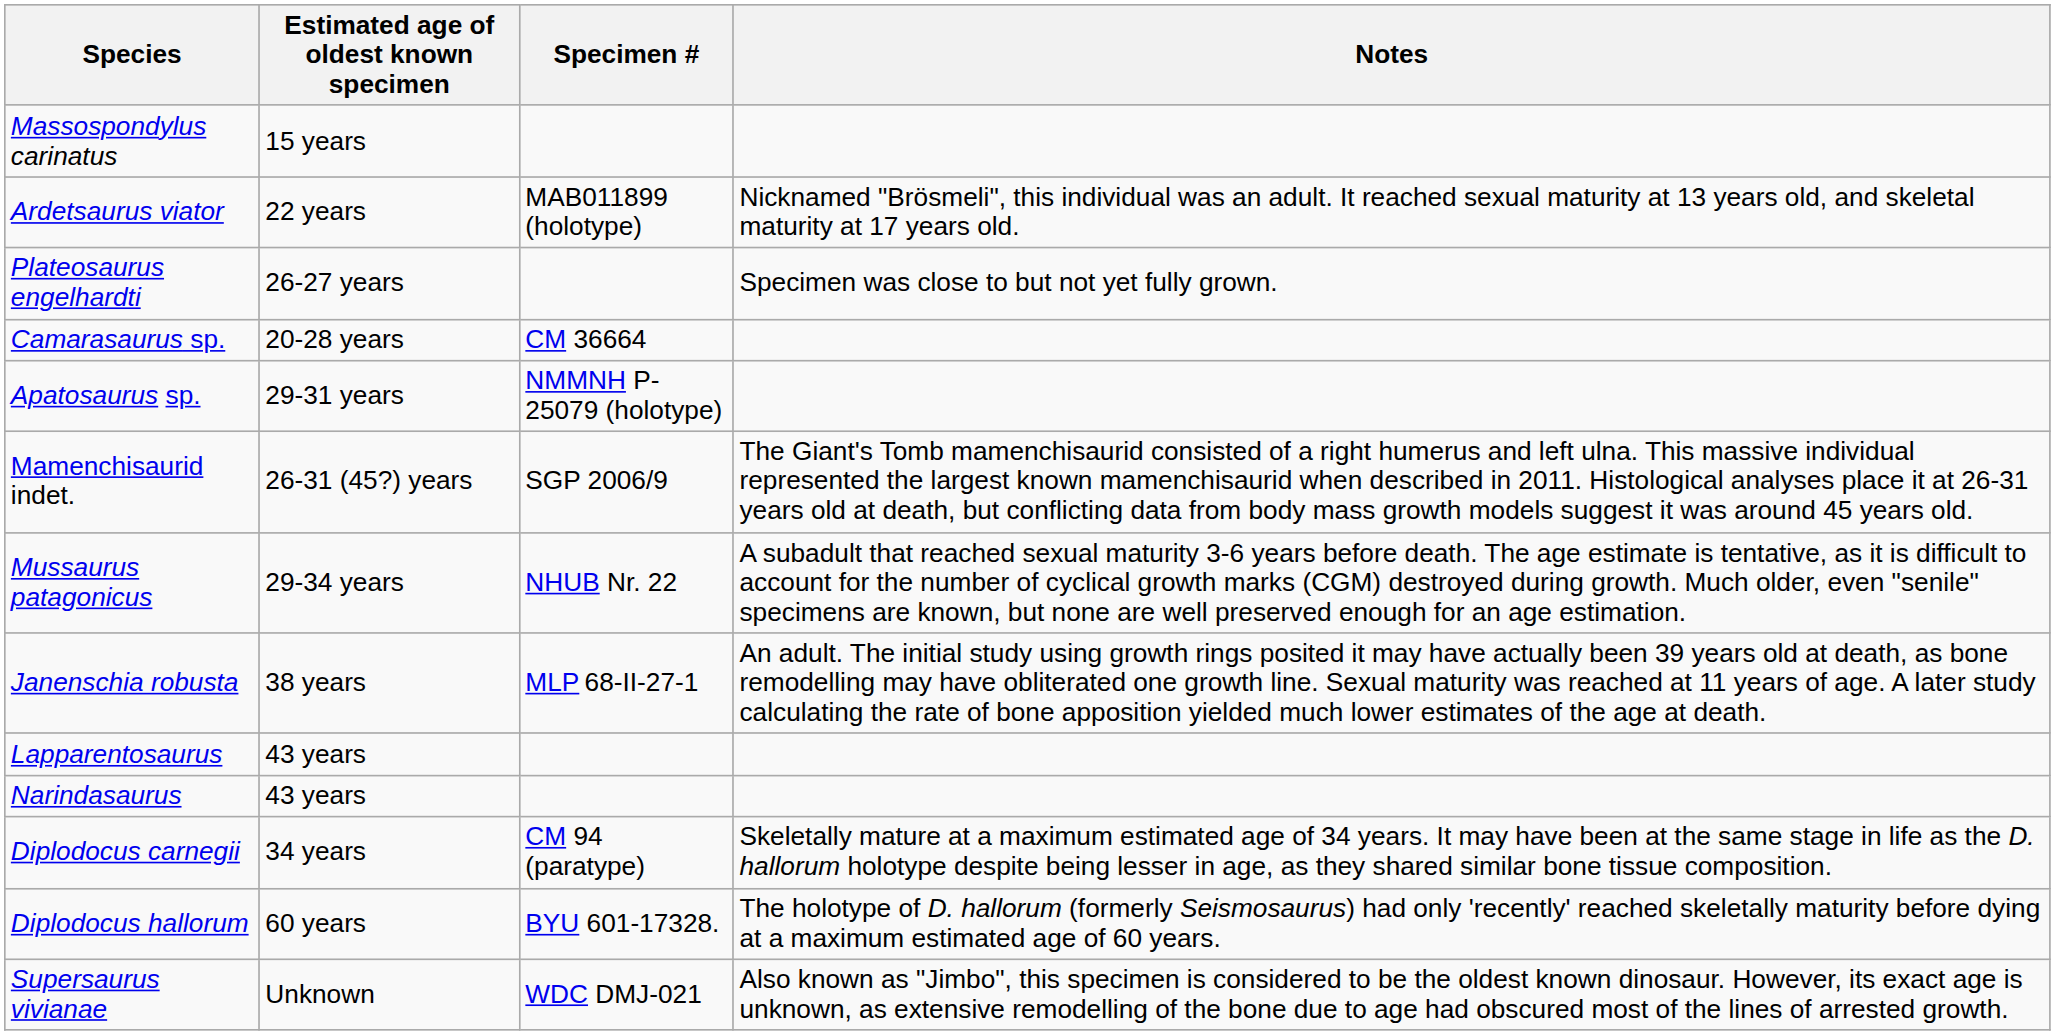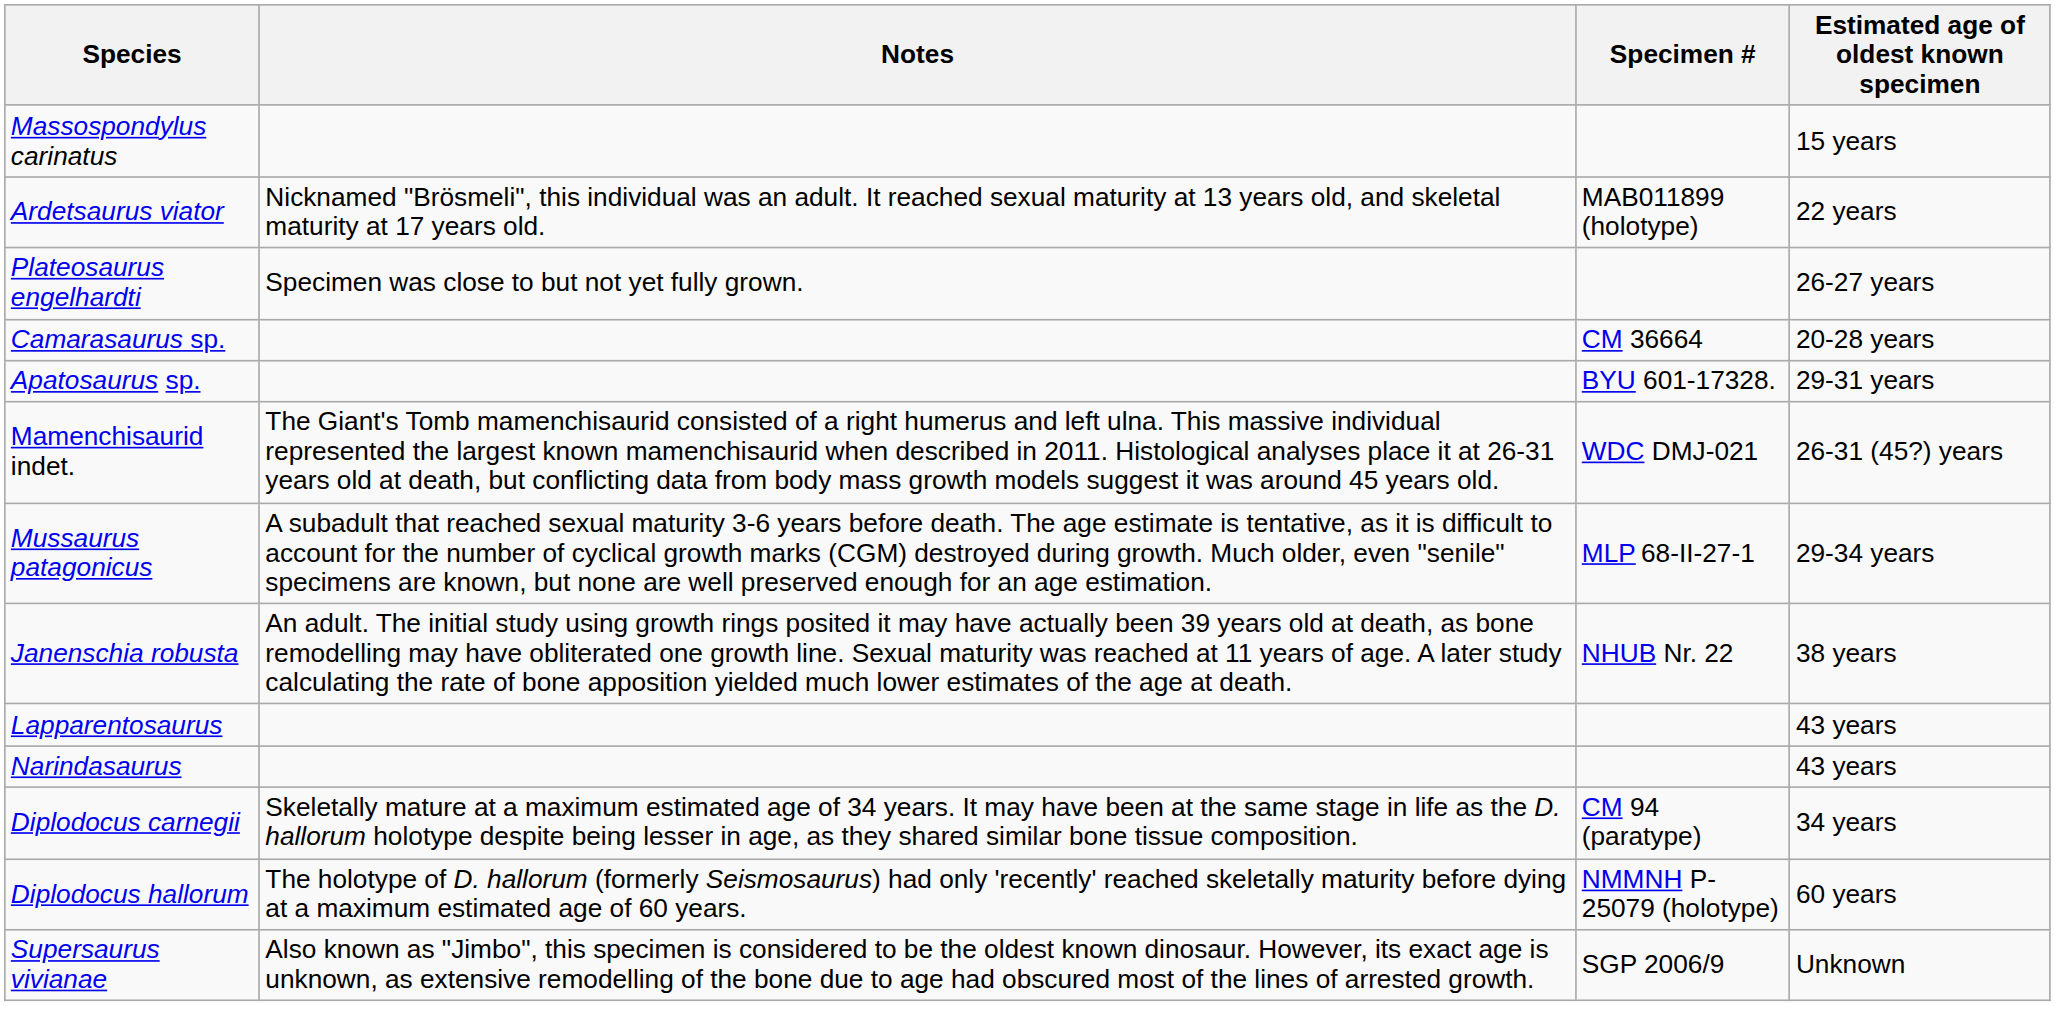columns swapped: (389, 54) <-> (1392, 54)
(624, 395) NMMNH P-25079 (holotype) -> (1679, 380) BYU 601-17328.
(597, 481) SGP 2006/9 -> (1670, 452) WDC DMJ-021
(601, 582) NHUB Nr. 22 -> (1668, 552) MLP 68-II-27-1
(612, 682) MLP 68-II-27-1 -> (1658, 653) NHUB Nr. 22
(622, 923) BYU 601-17328. -> (1680, 893) NMMNH P-25079 (holotype)
(614, 994) WDC DMJ-021 -> (1653, 964) SGP 2006/9
